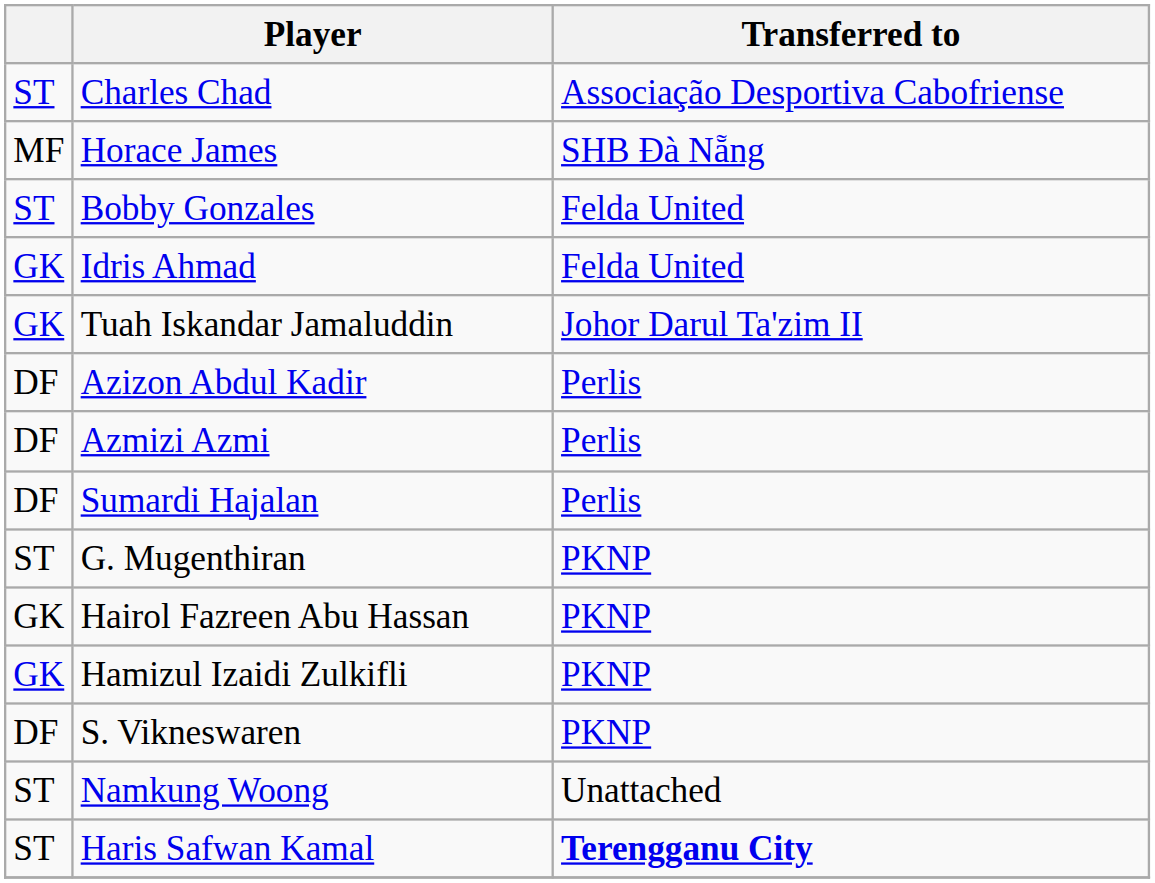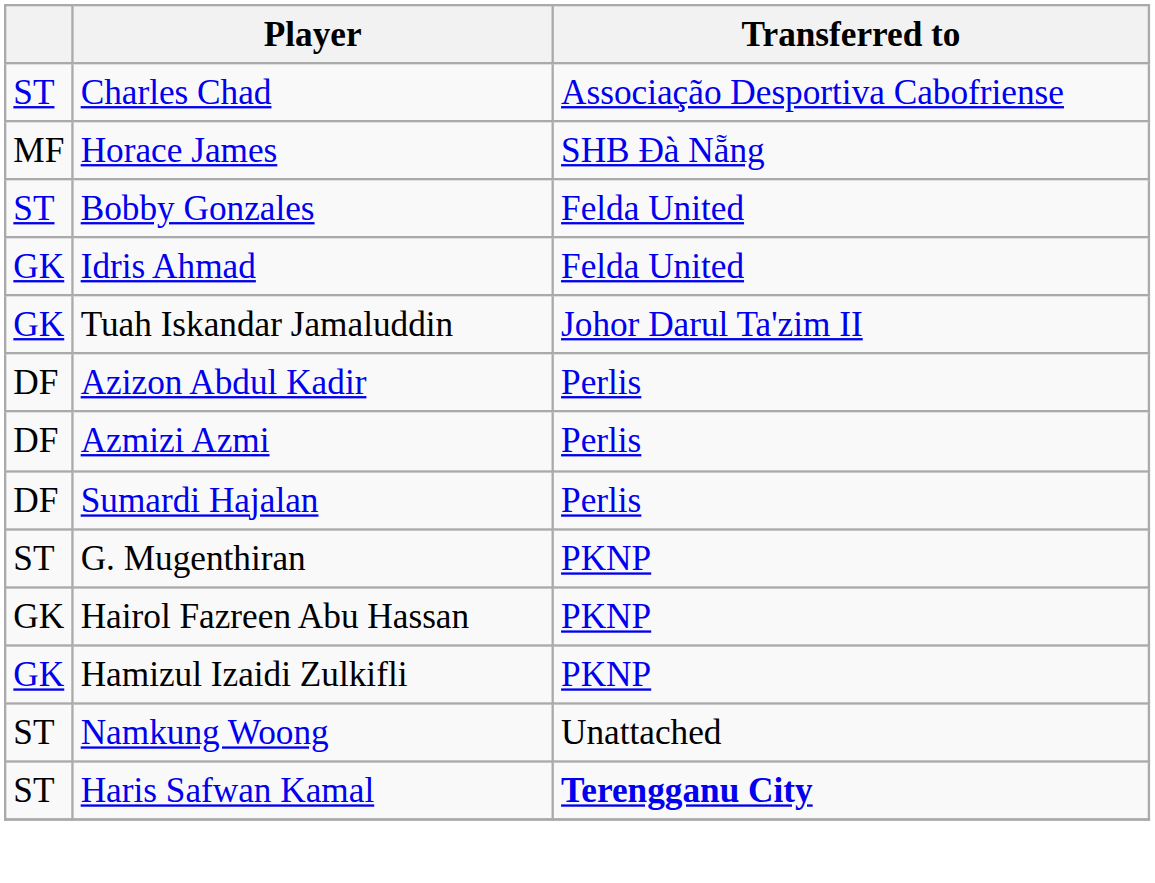- row: (191, 731)
